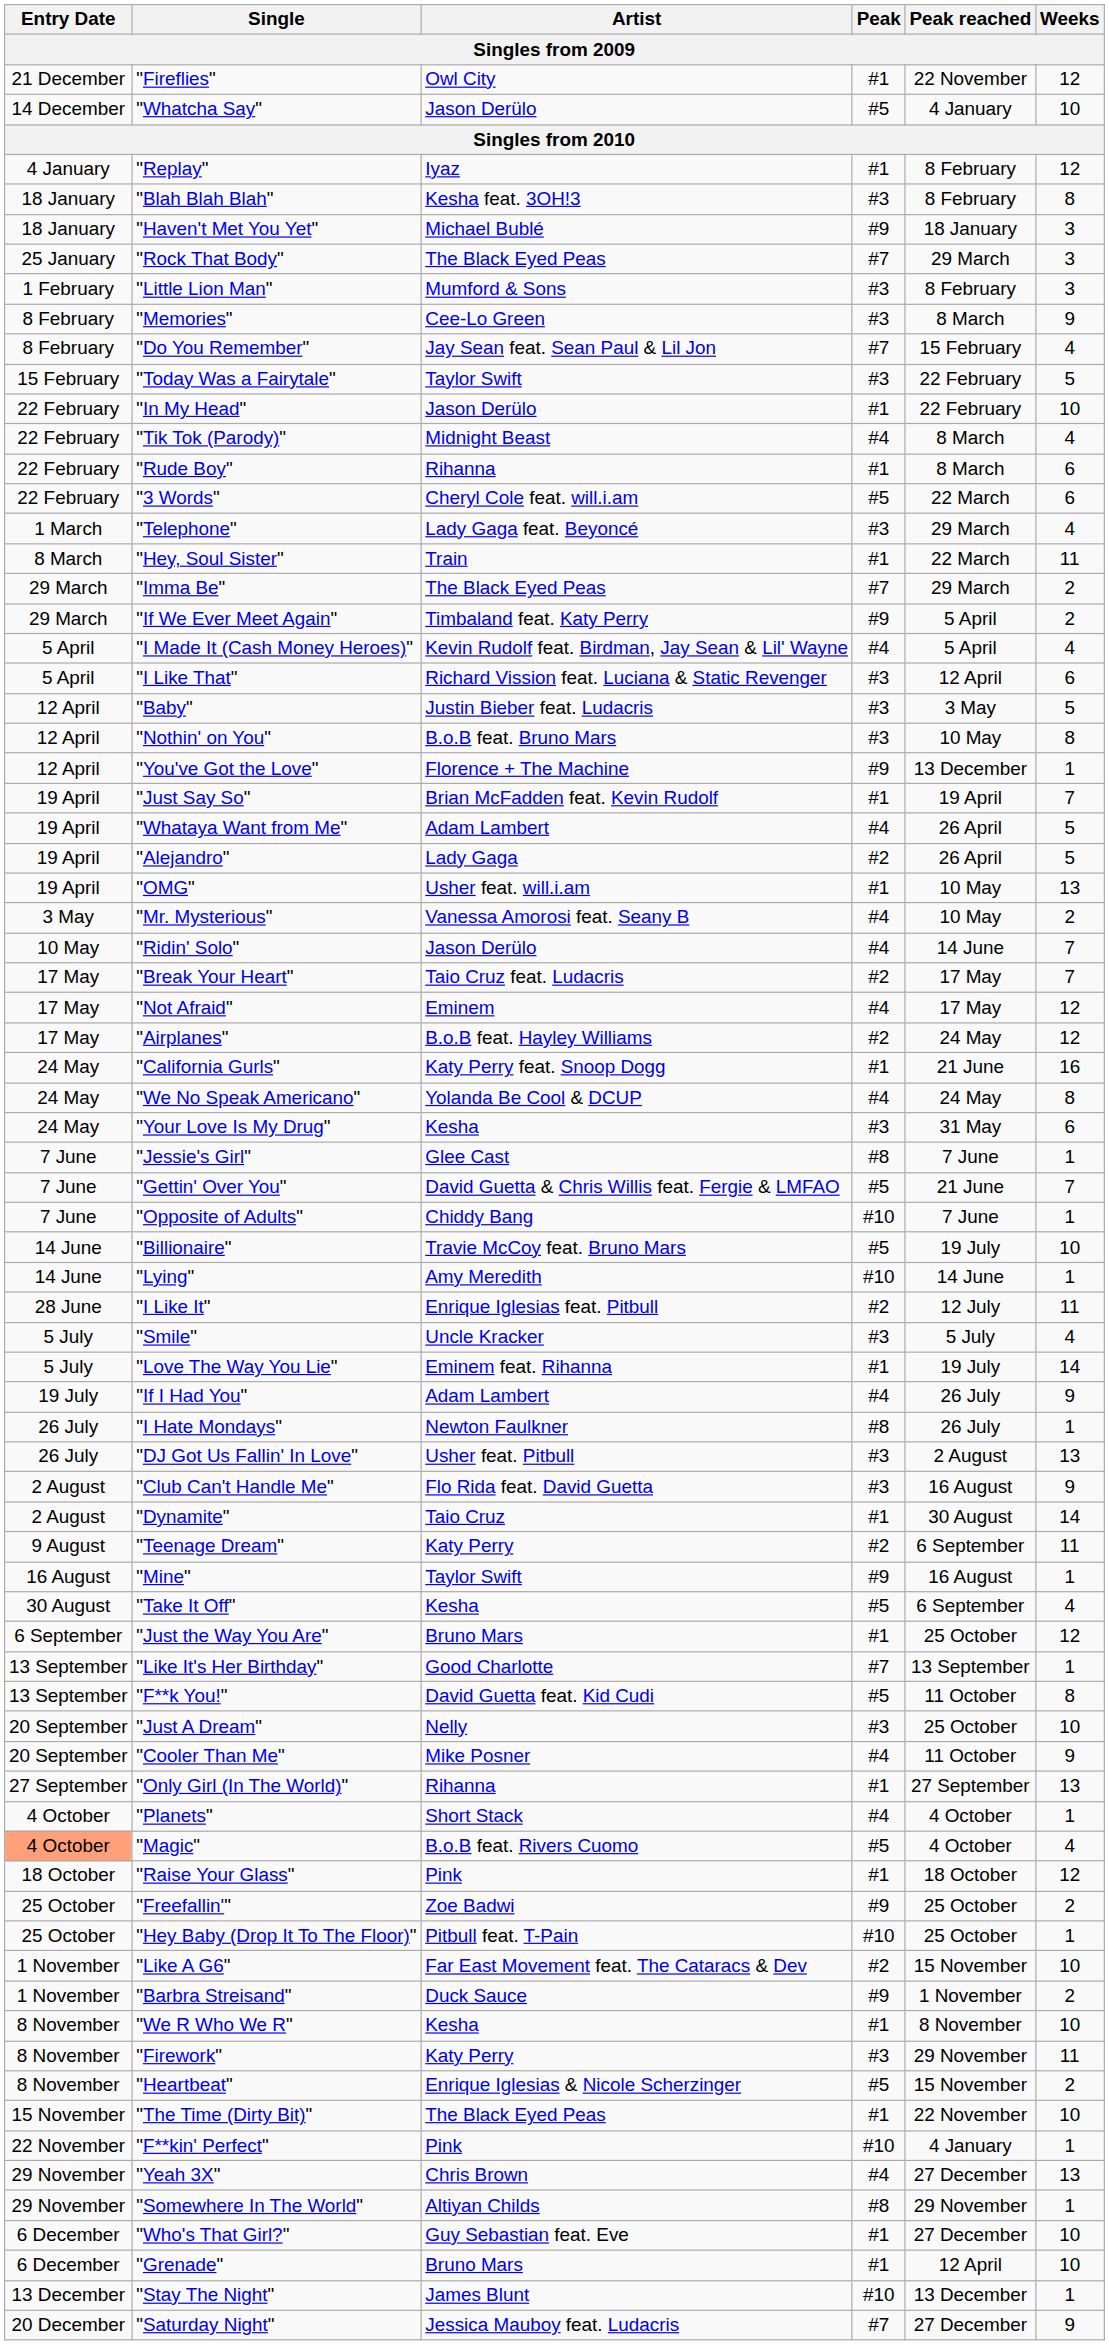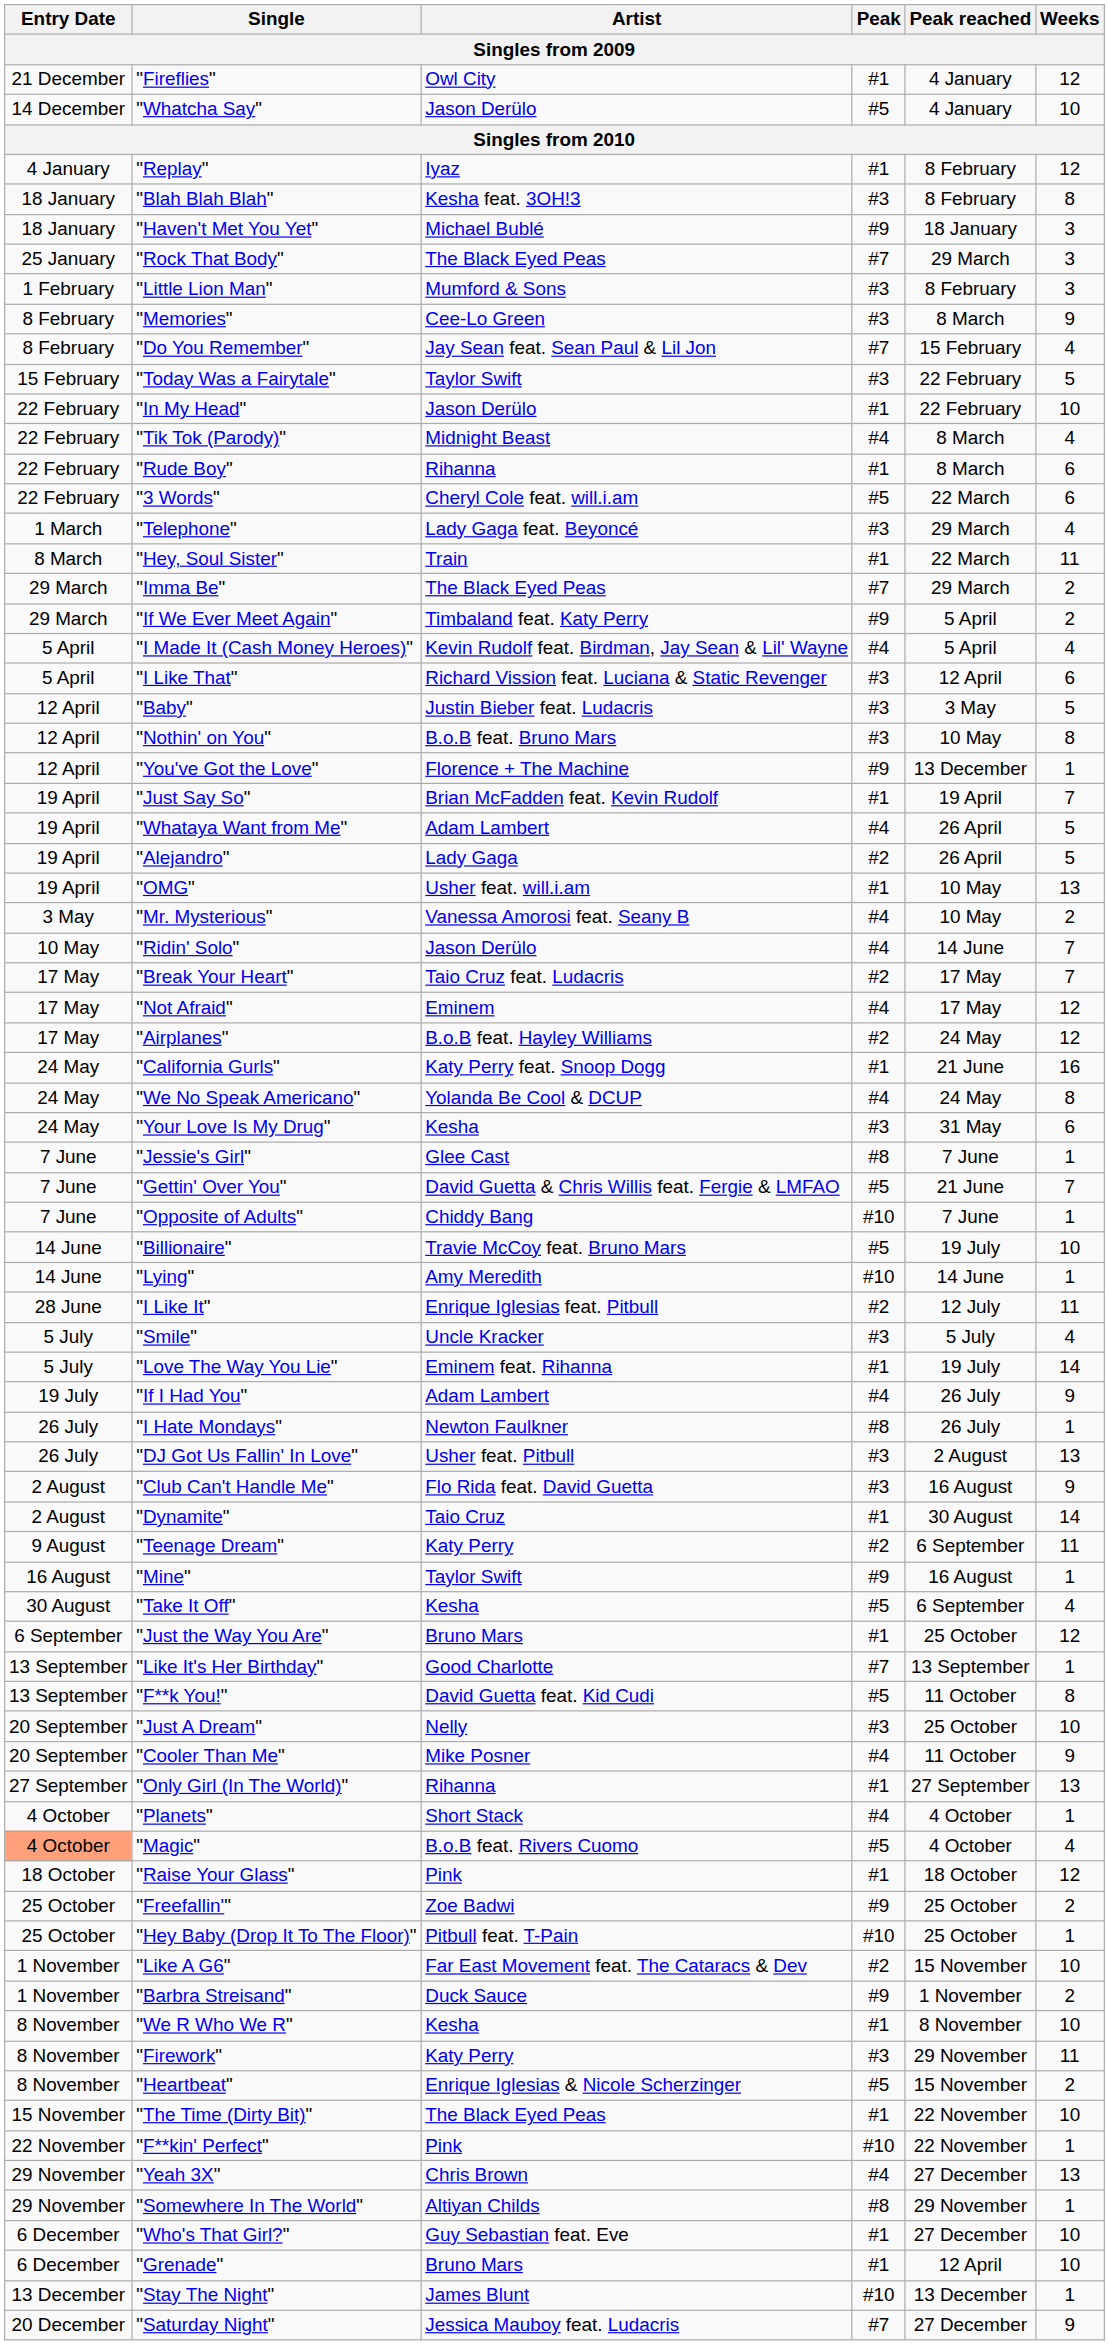(970, 79) 22 November -> (970, 79) 4 January
(970, 2145) 4 January -> (970, 2145) 22 November
